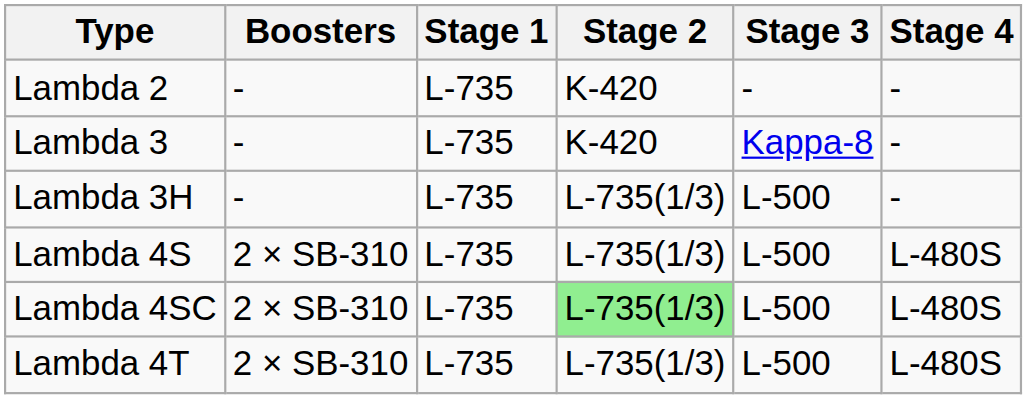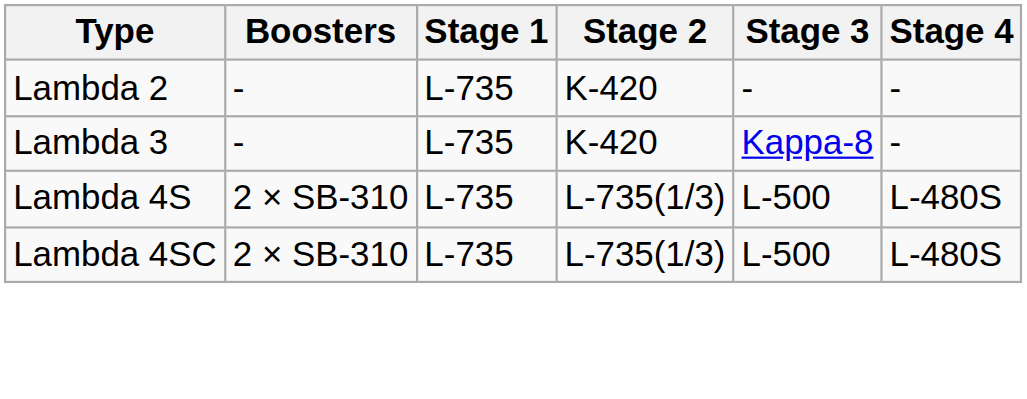- row: (103, 198)
(645, 308) lightgreen background -> (645, 253) no background
- row: (101, 364)
